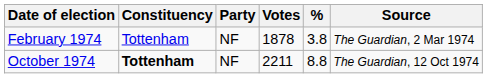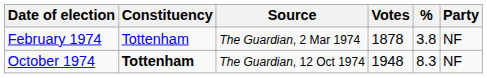columns swapped: (237, 15) <-> (406, 15)
(278, 61) 2211 -> (388, 61) 1948
(317, 61) 8.8 -> (426, 61) 8.3
